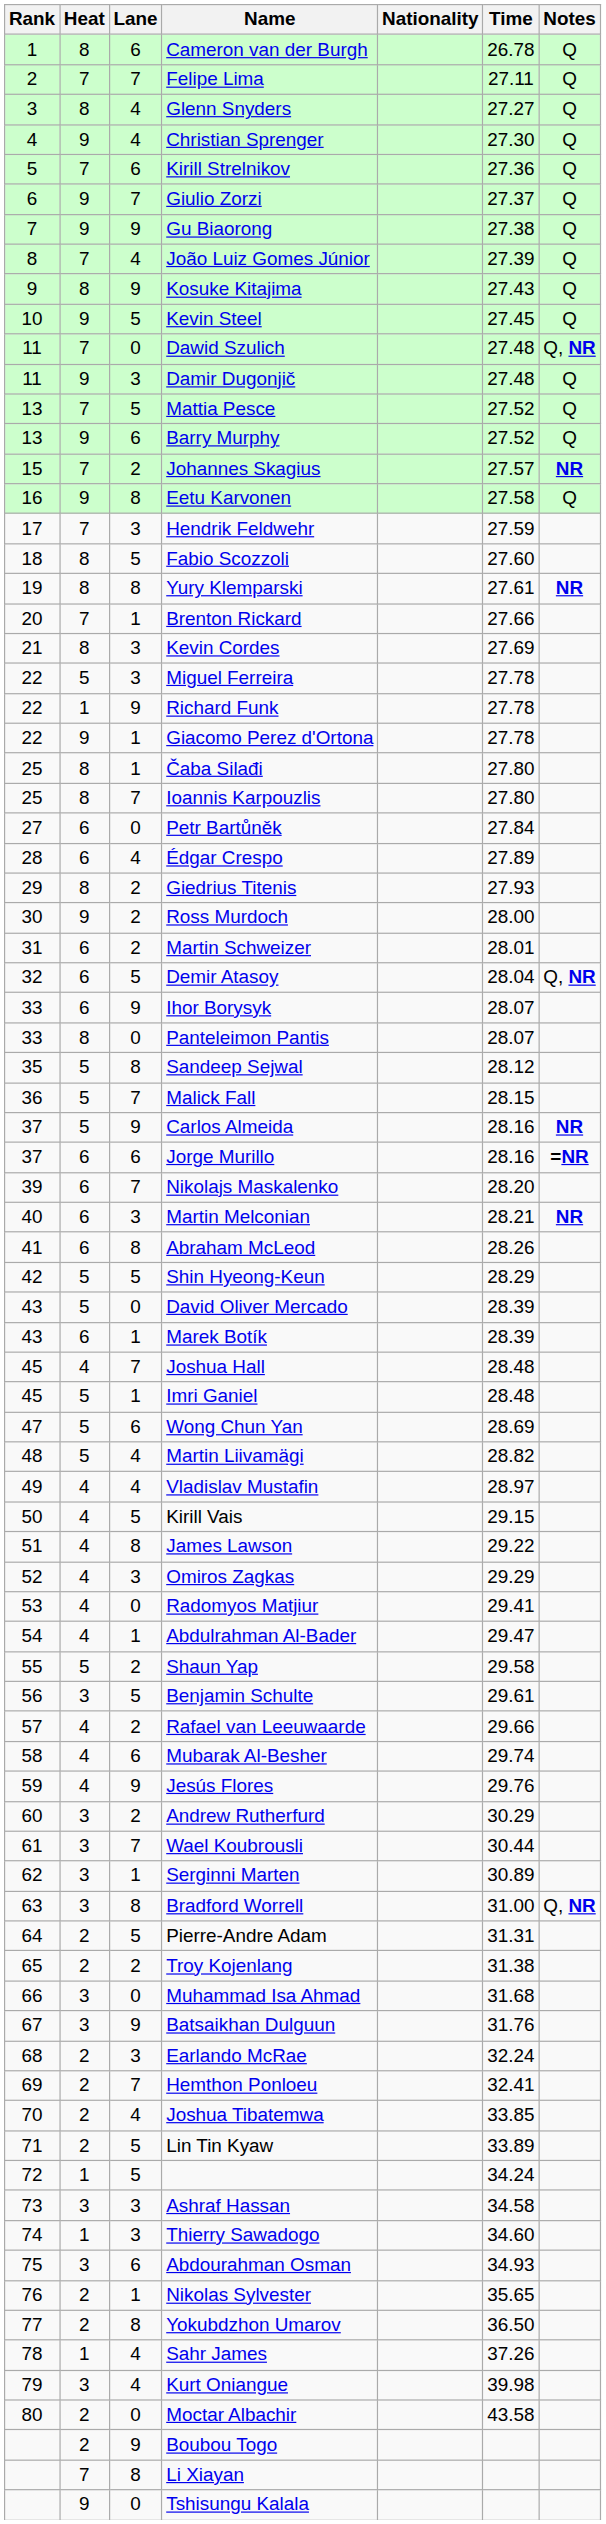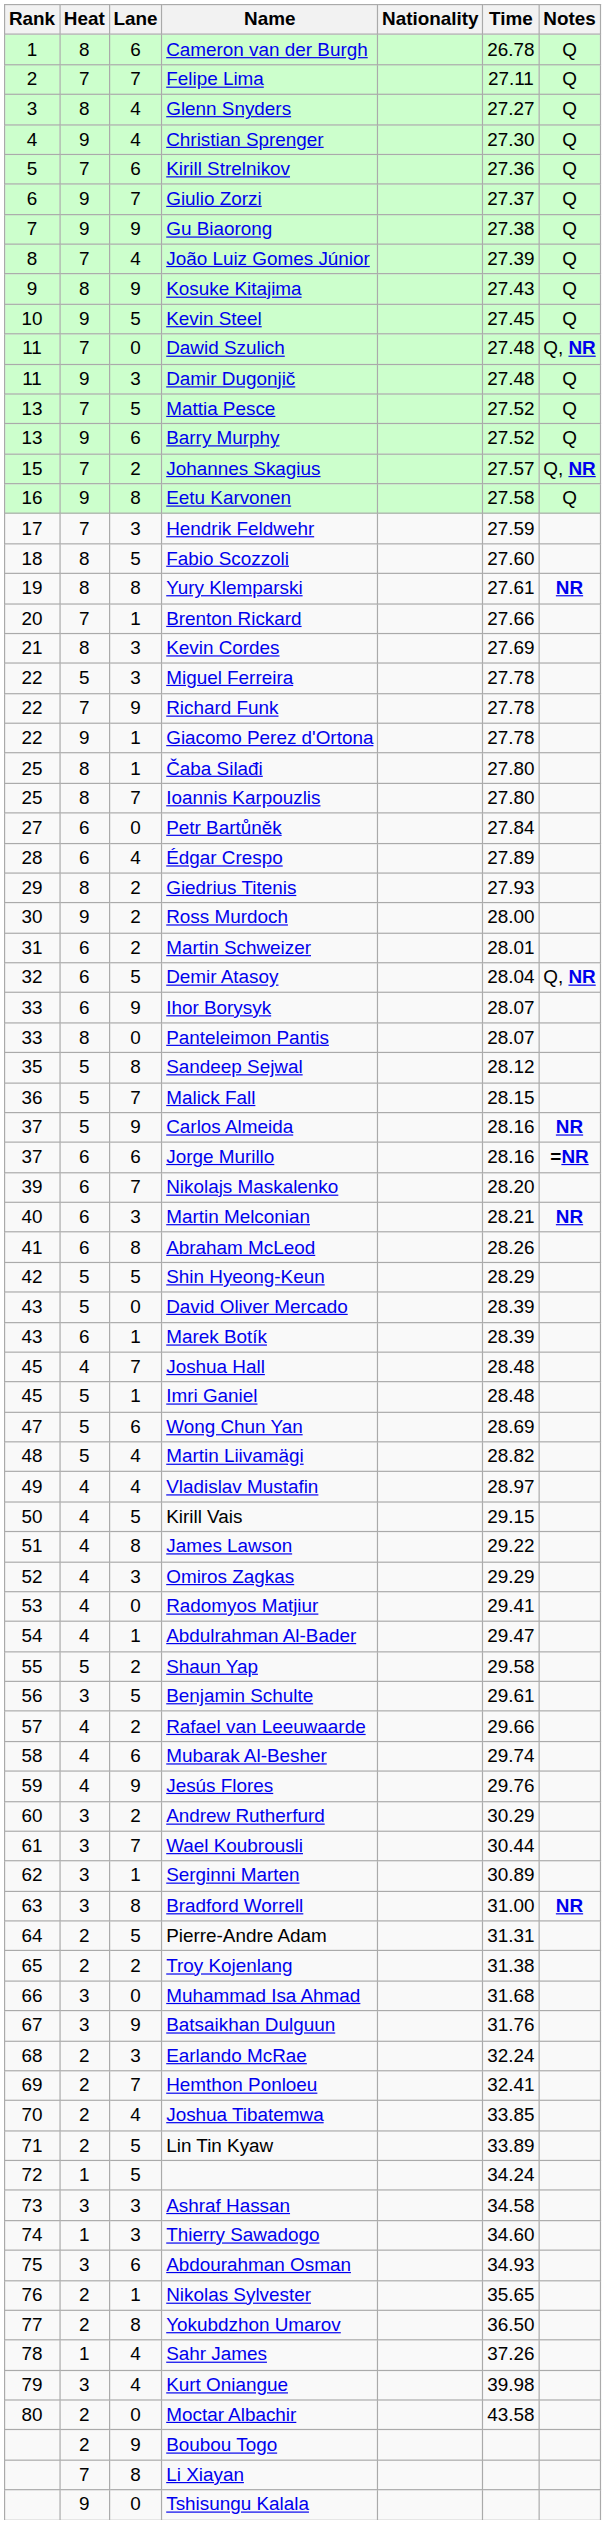(570, 468) NR -> (570, 468) Q, NR
(84, 708) 1 -> (84, 708) 7
(570, 1905) Q, NR -> (570, 1905) NR
